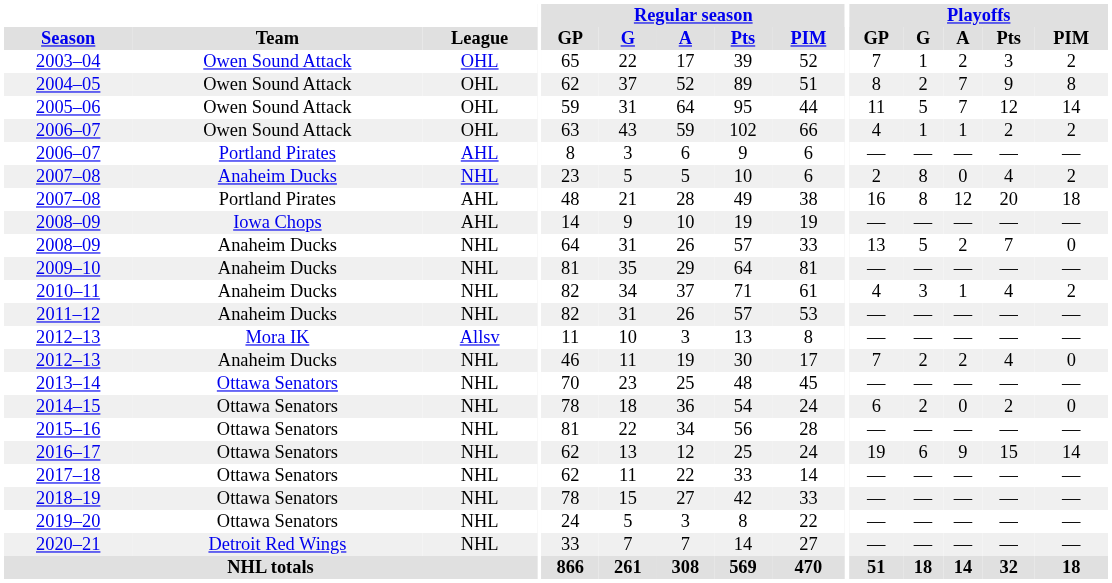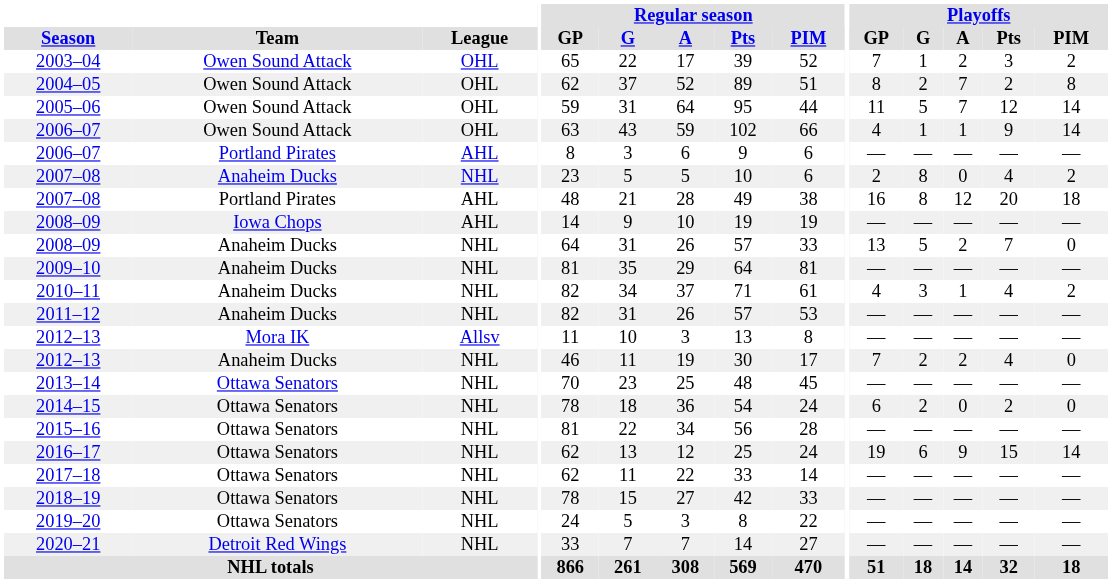(1009, 84) 9 -> (1009, 84) 2
(1009, 130) 2 -> (1009, 130) 9
(1071, 130) 2 -> (1071, 130) 14
